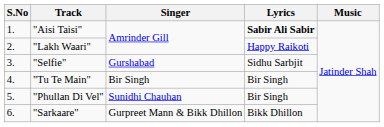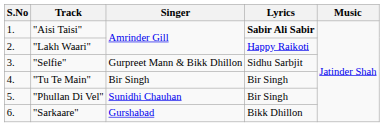(131, 63) Gurshabad -> (175, 63) Gurpreet Mann & Bikk Dhillon
(175, 113) Gurpreet Mann & Bikk Dhillon -> (131, 113) Gurshabad
